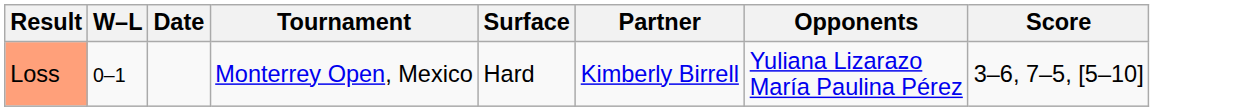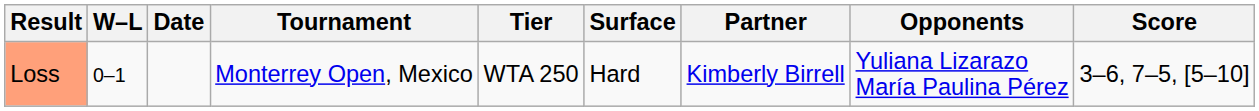+ column: (531, 23)
